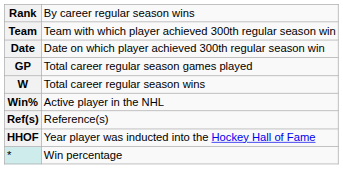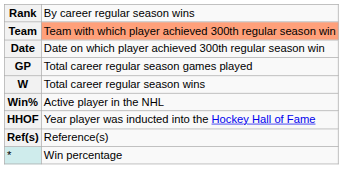(190, 31) no background -> (190, 31) lightsalmon background
rows swapped: (23, 137) <-> (23, 119)
